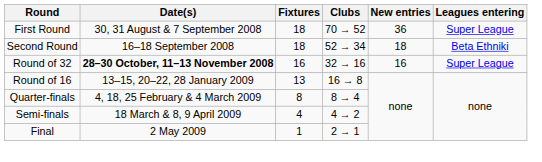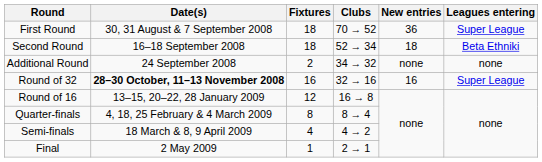+ row: (48, 64)
(299, 81) 13 -> (310, 98) 12
